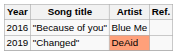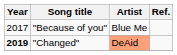(17, 27) 2016 -> (17, 27) 2017
(17, 43) normal -> (17, 43) bold
